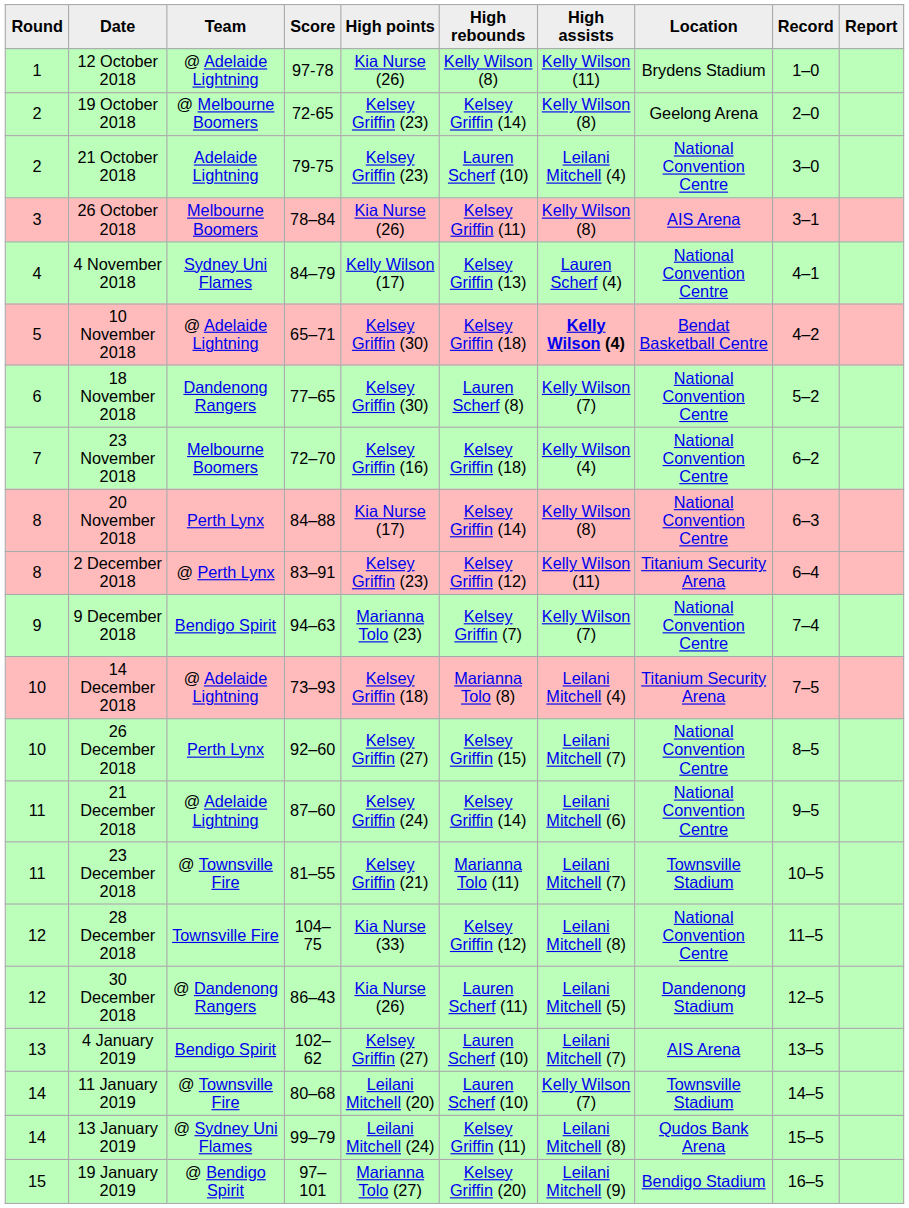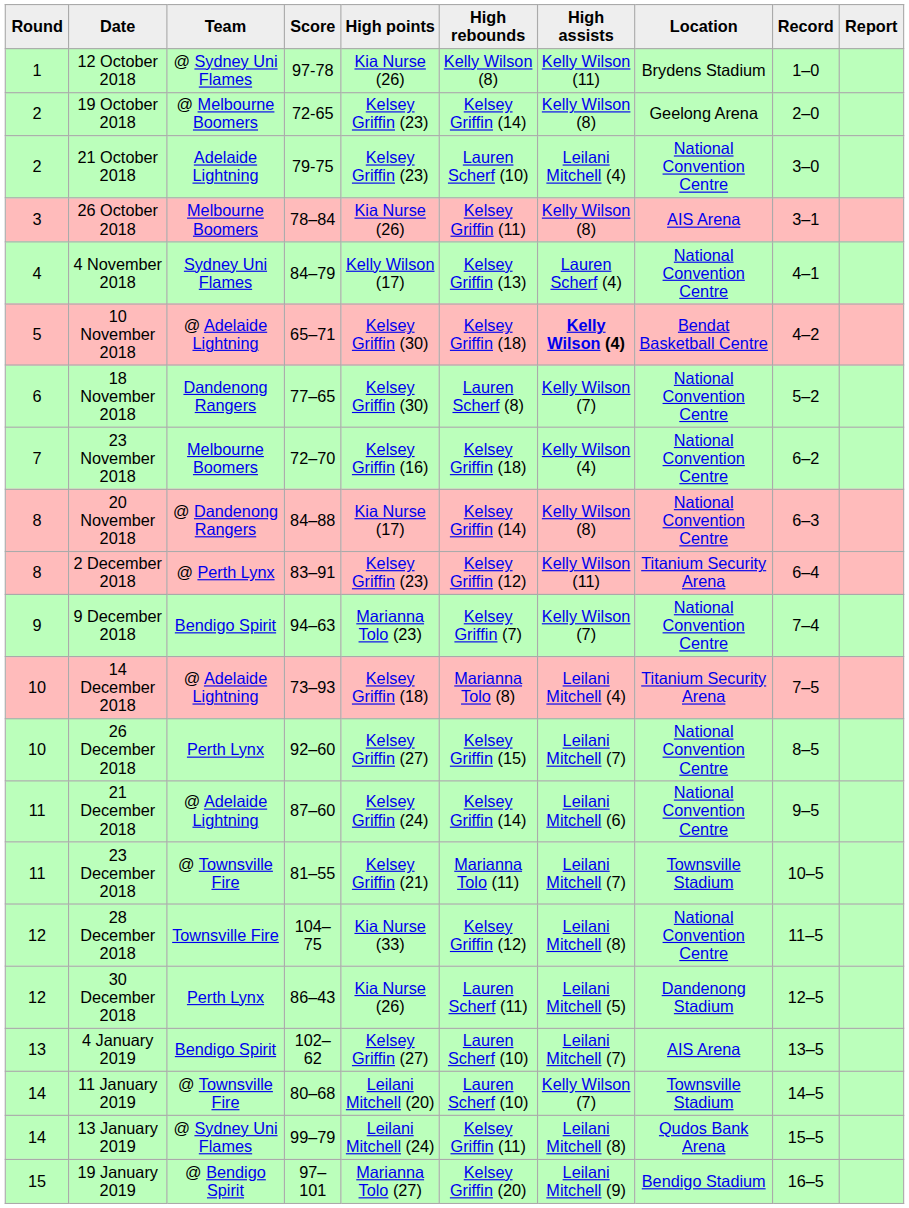(225, 71) @ Adelaide Lightning -> (225, 71) @ Sydney Uni Flames
(225, 520) Perth Lynx -> (225, 520) @ Dandenong Rangers
(225, 997) @ Dandenong Rangers -> (225, 997) Perth Lynx
